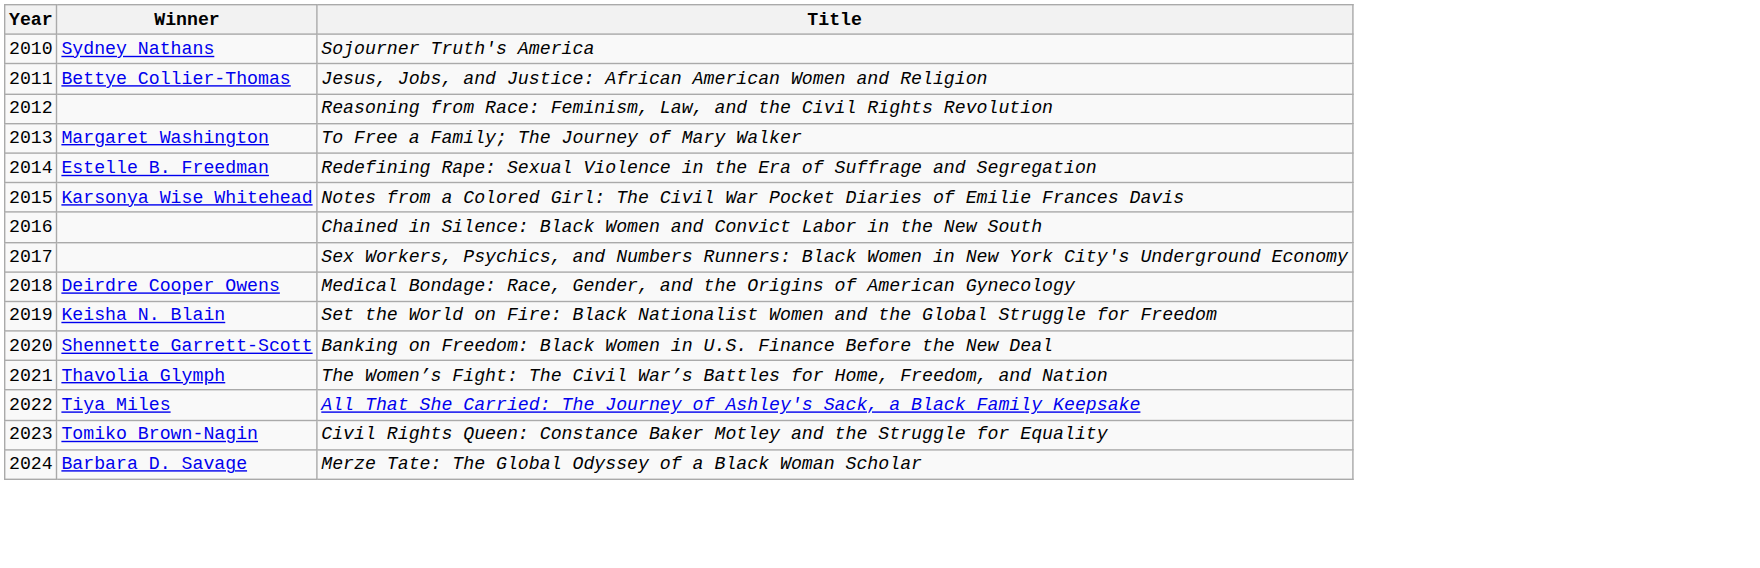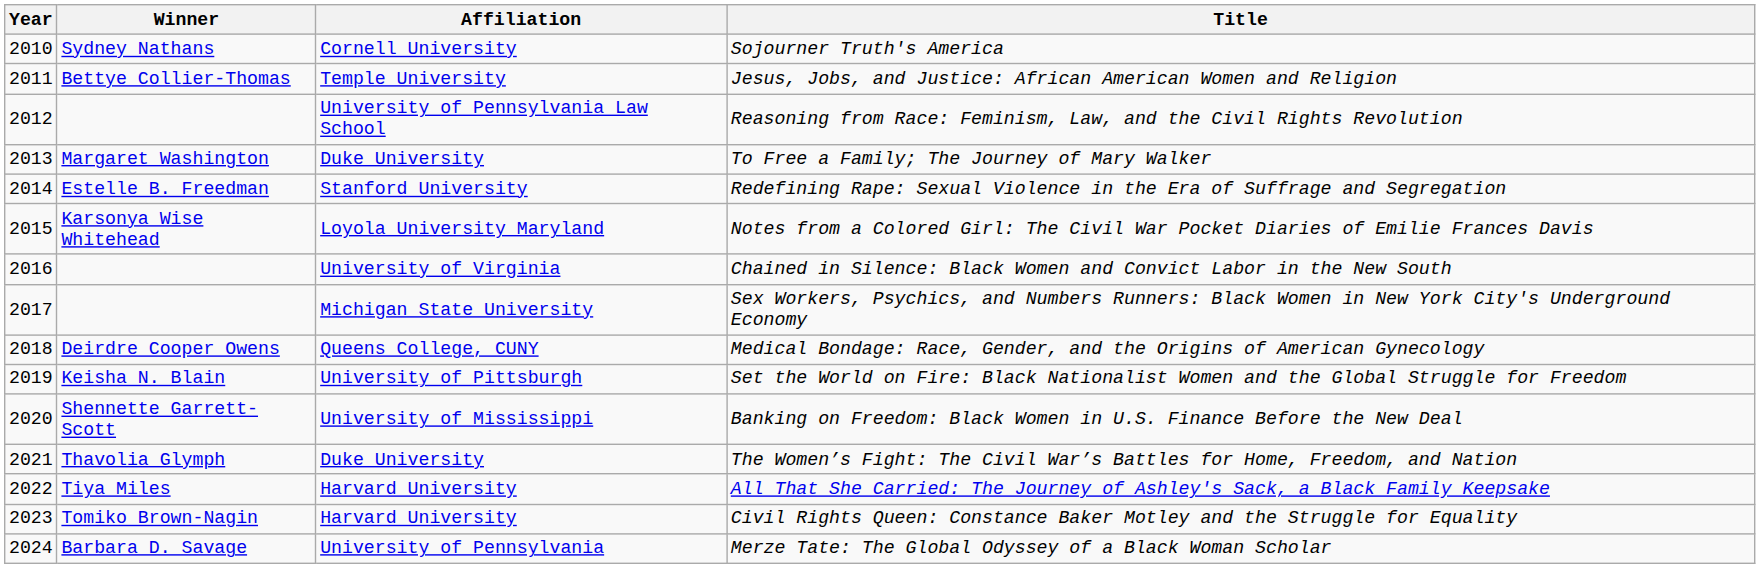+ column: (521, 20)
